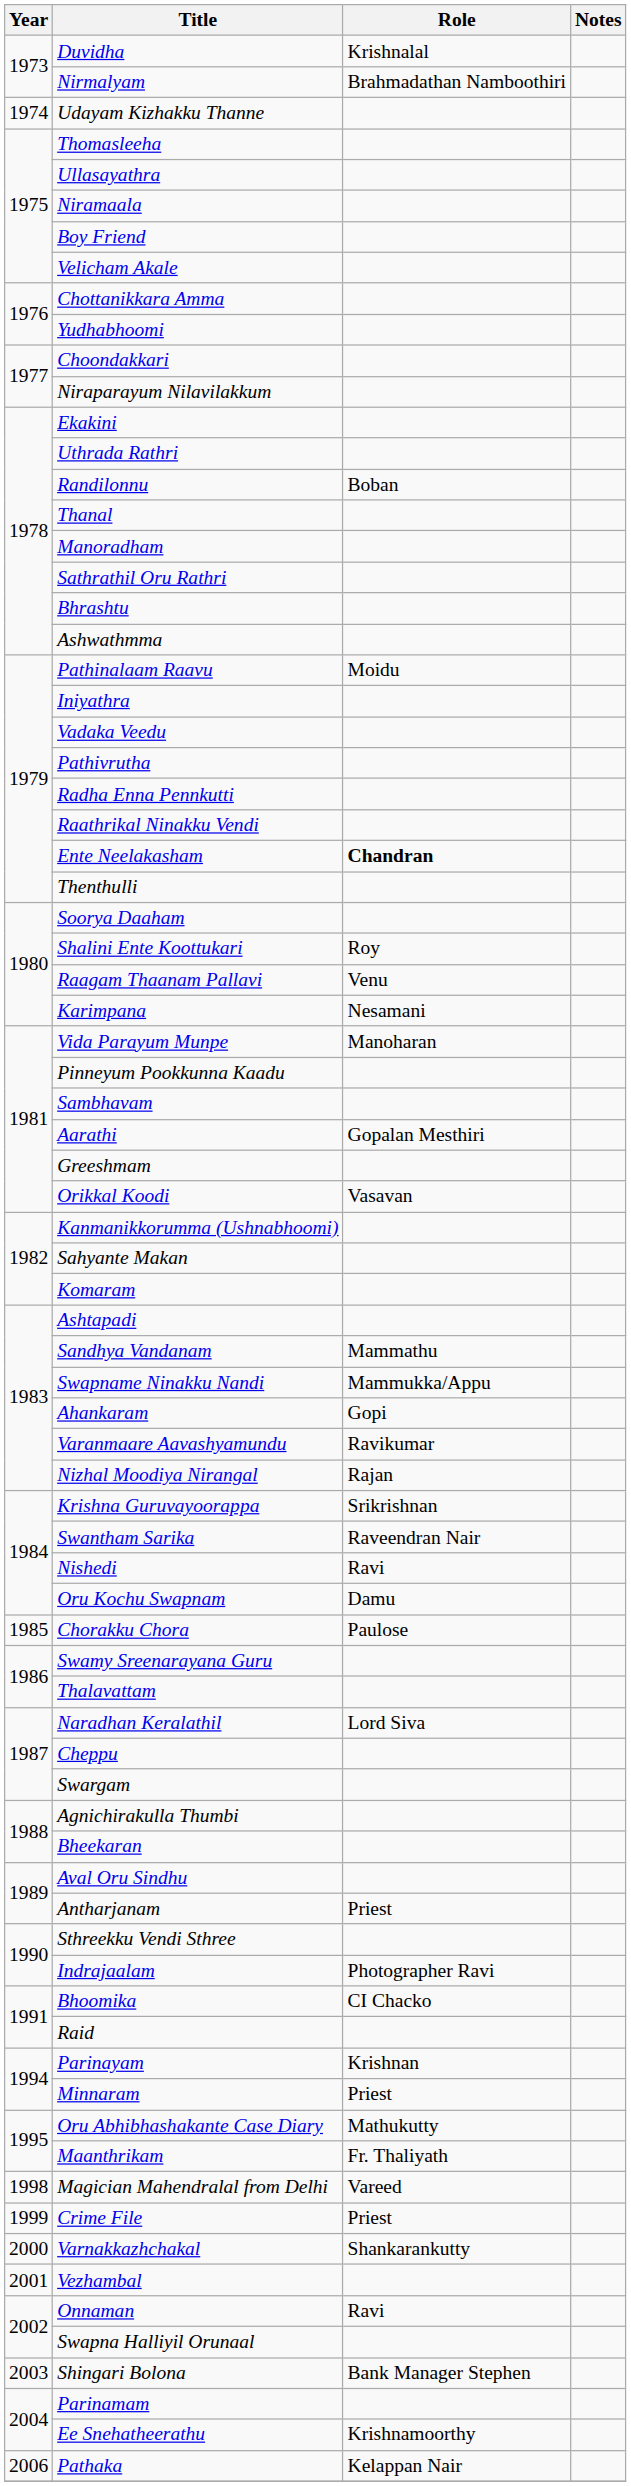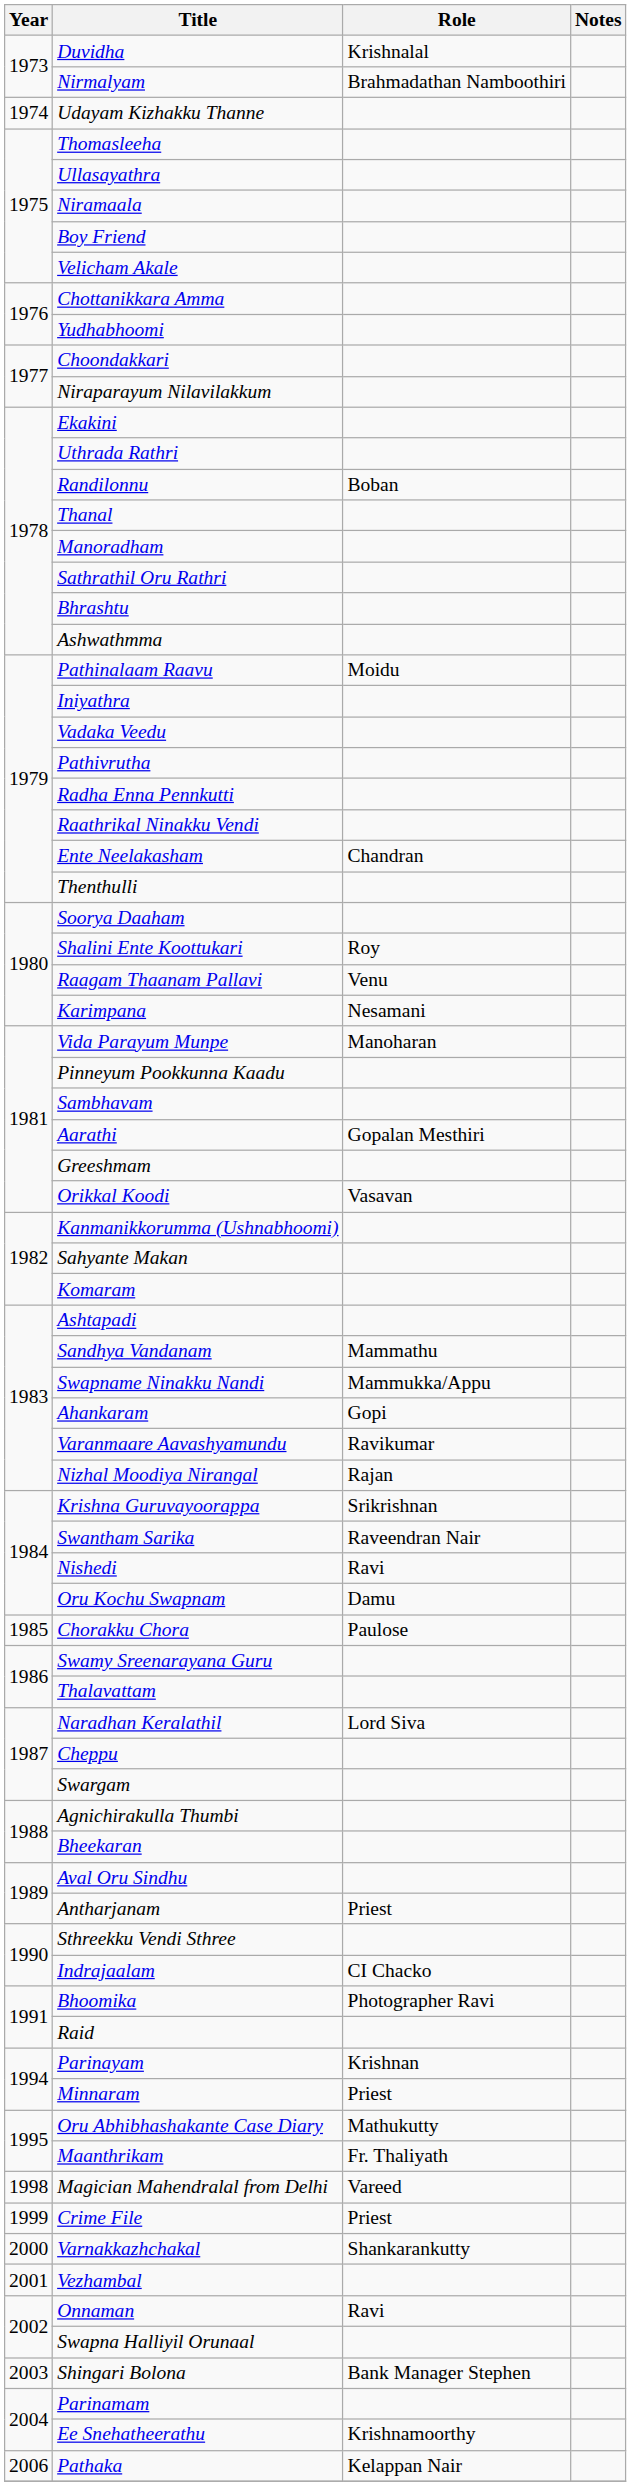(390, 855) bold -> (385, 855) normal
(421, 1970) Photographer Ravi -> (390, 1970) CI Chacko
(390, 2001) CI Chacko -> (421, 2001) Photographer Ravi
